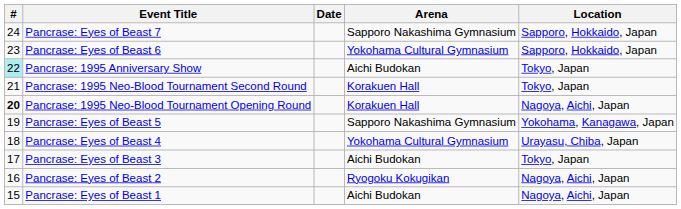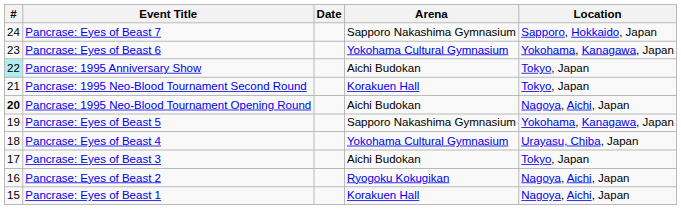(589, 50) Sapporo, Hokkaido, Japan -> (598, 50) Yokohama, Kanagawa, Japan
(383, 105) Korakuen Hall -> (384, 105) Aichi Budokan
(384, 196) Aichi Budokan -> (383, 196) Korakuen Hall
